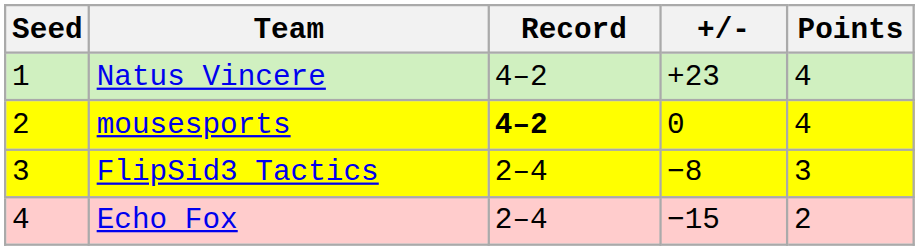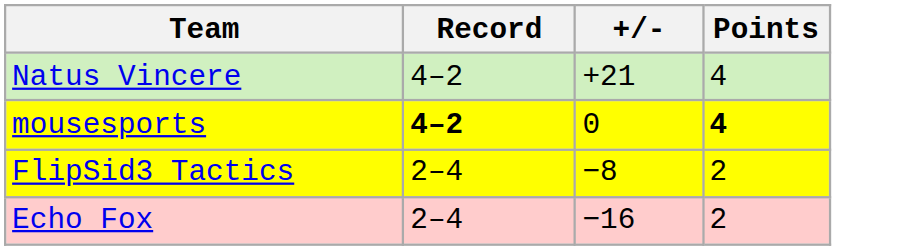- column: (47, 29)
(693, 77) +23 -> (609, 77) +21
(803, 125) normal -> (718, 125) bold
(803, 173) 3 -> (718, 173) 2
(693, 221) −15 -> (609, 221) −16
